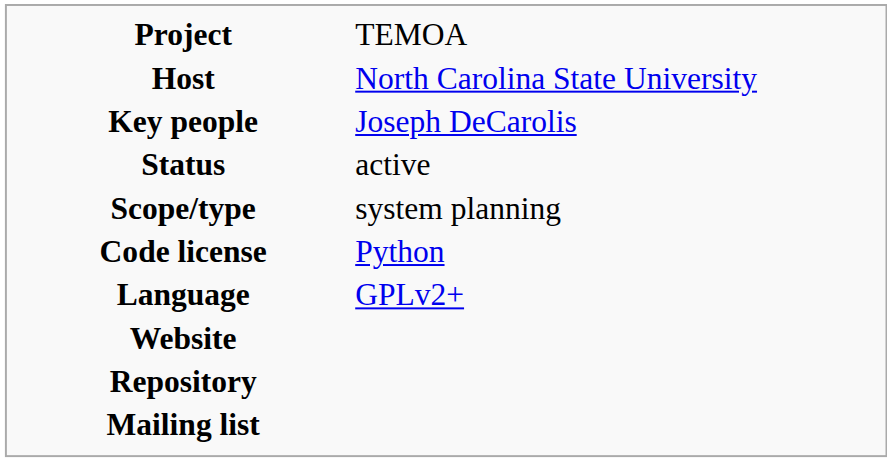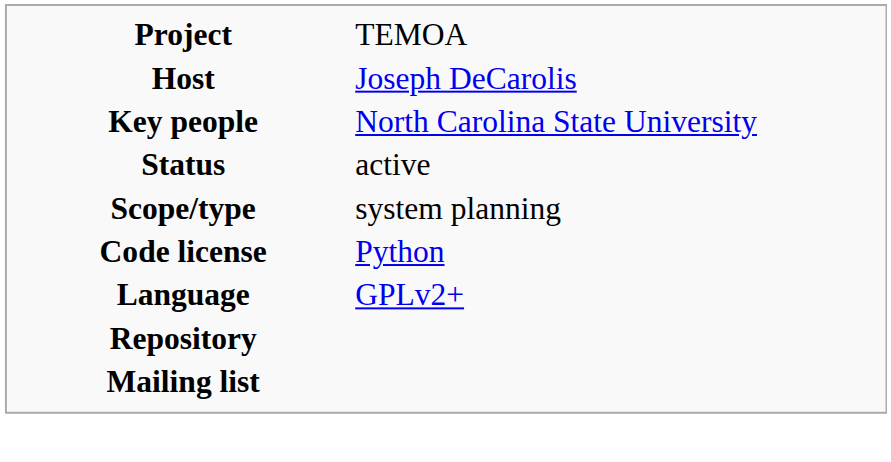(556, 78) North Carolina State University -> (466, 78) Joseph DeCarolis
(466, 122) Joseph DeCarolis -> (556, 122) North Carolina State University
- row: (183, 338)
